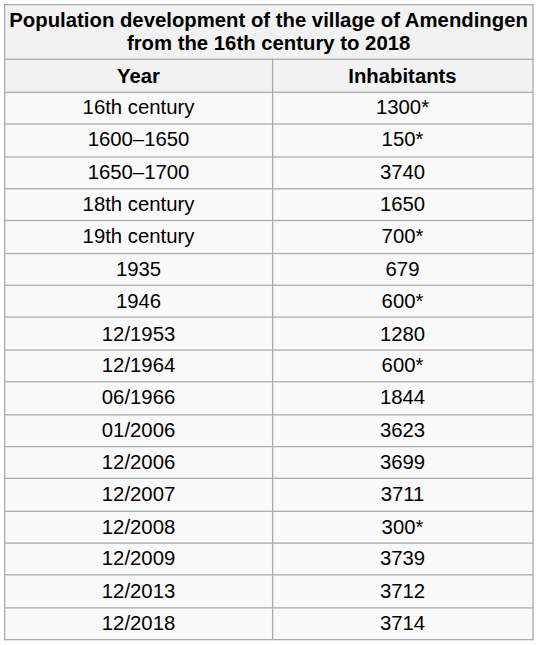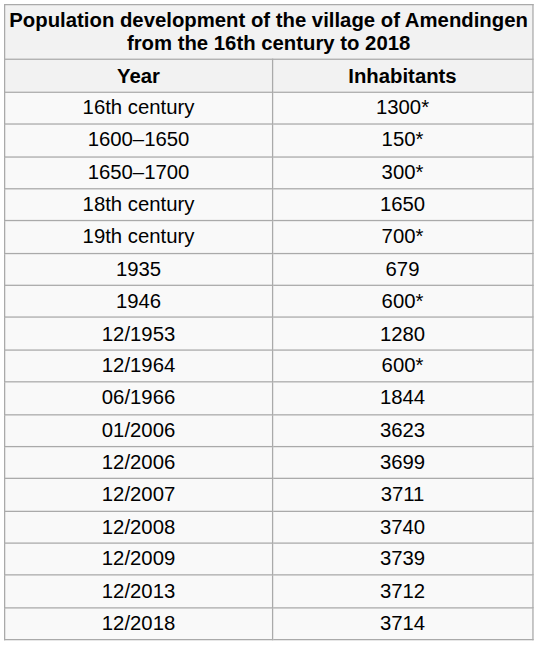(402, 172) 3740 -> (402, 172) 300*
(402, 526) 300* -> (402, 526) 3740
